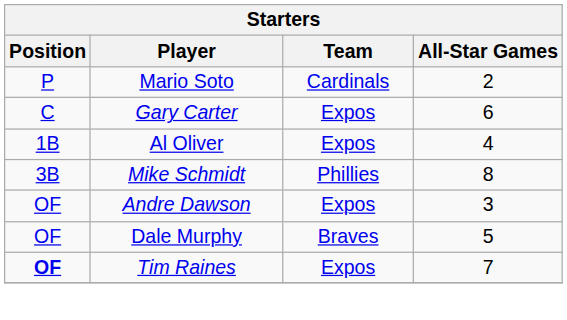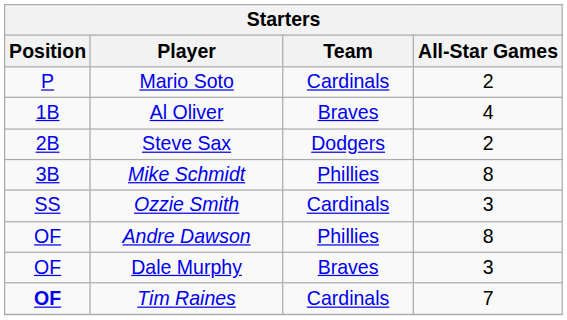- row: (187, 112)
(348, 143) Expos -> (348, 112) Braves
+ row: (187, 143)
+ row: (187, 205)
(348, 205) Expos -> (348, 236) Phillies
(488, 205) 3 -> (488, 236) 8
(488, 236) 5 -> (488, 267) 3
(348, 267) Expos -> (348, 298) Cardinals
